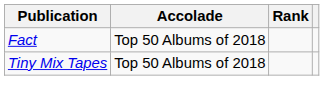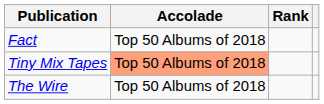(190, 63) no background -> (190, 63) lightsalmon background
+ row: (38, 87)
